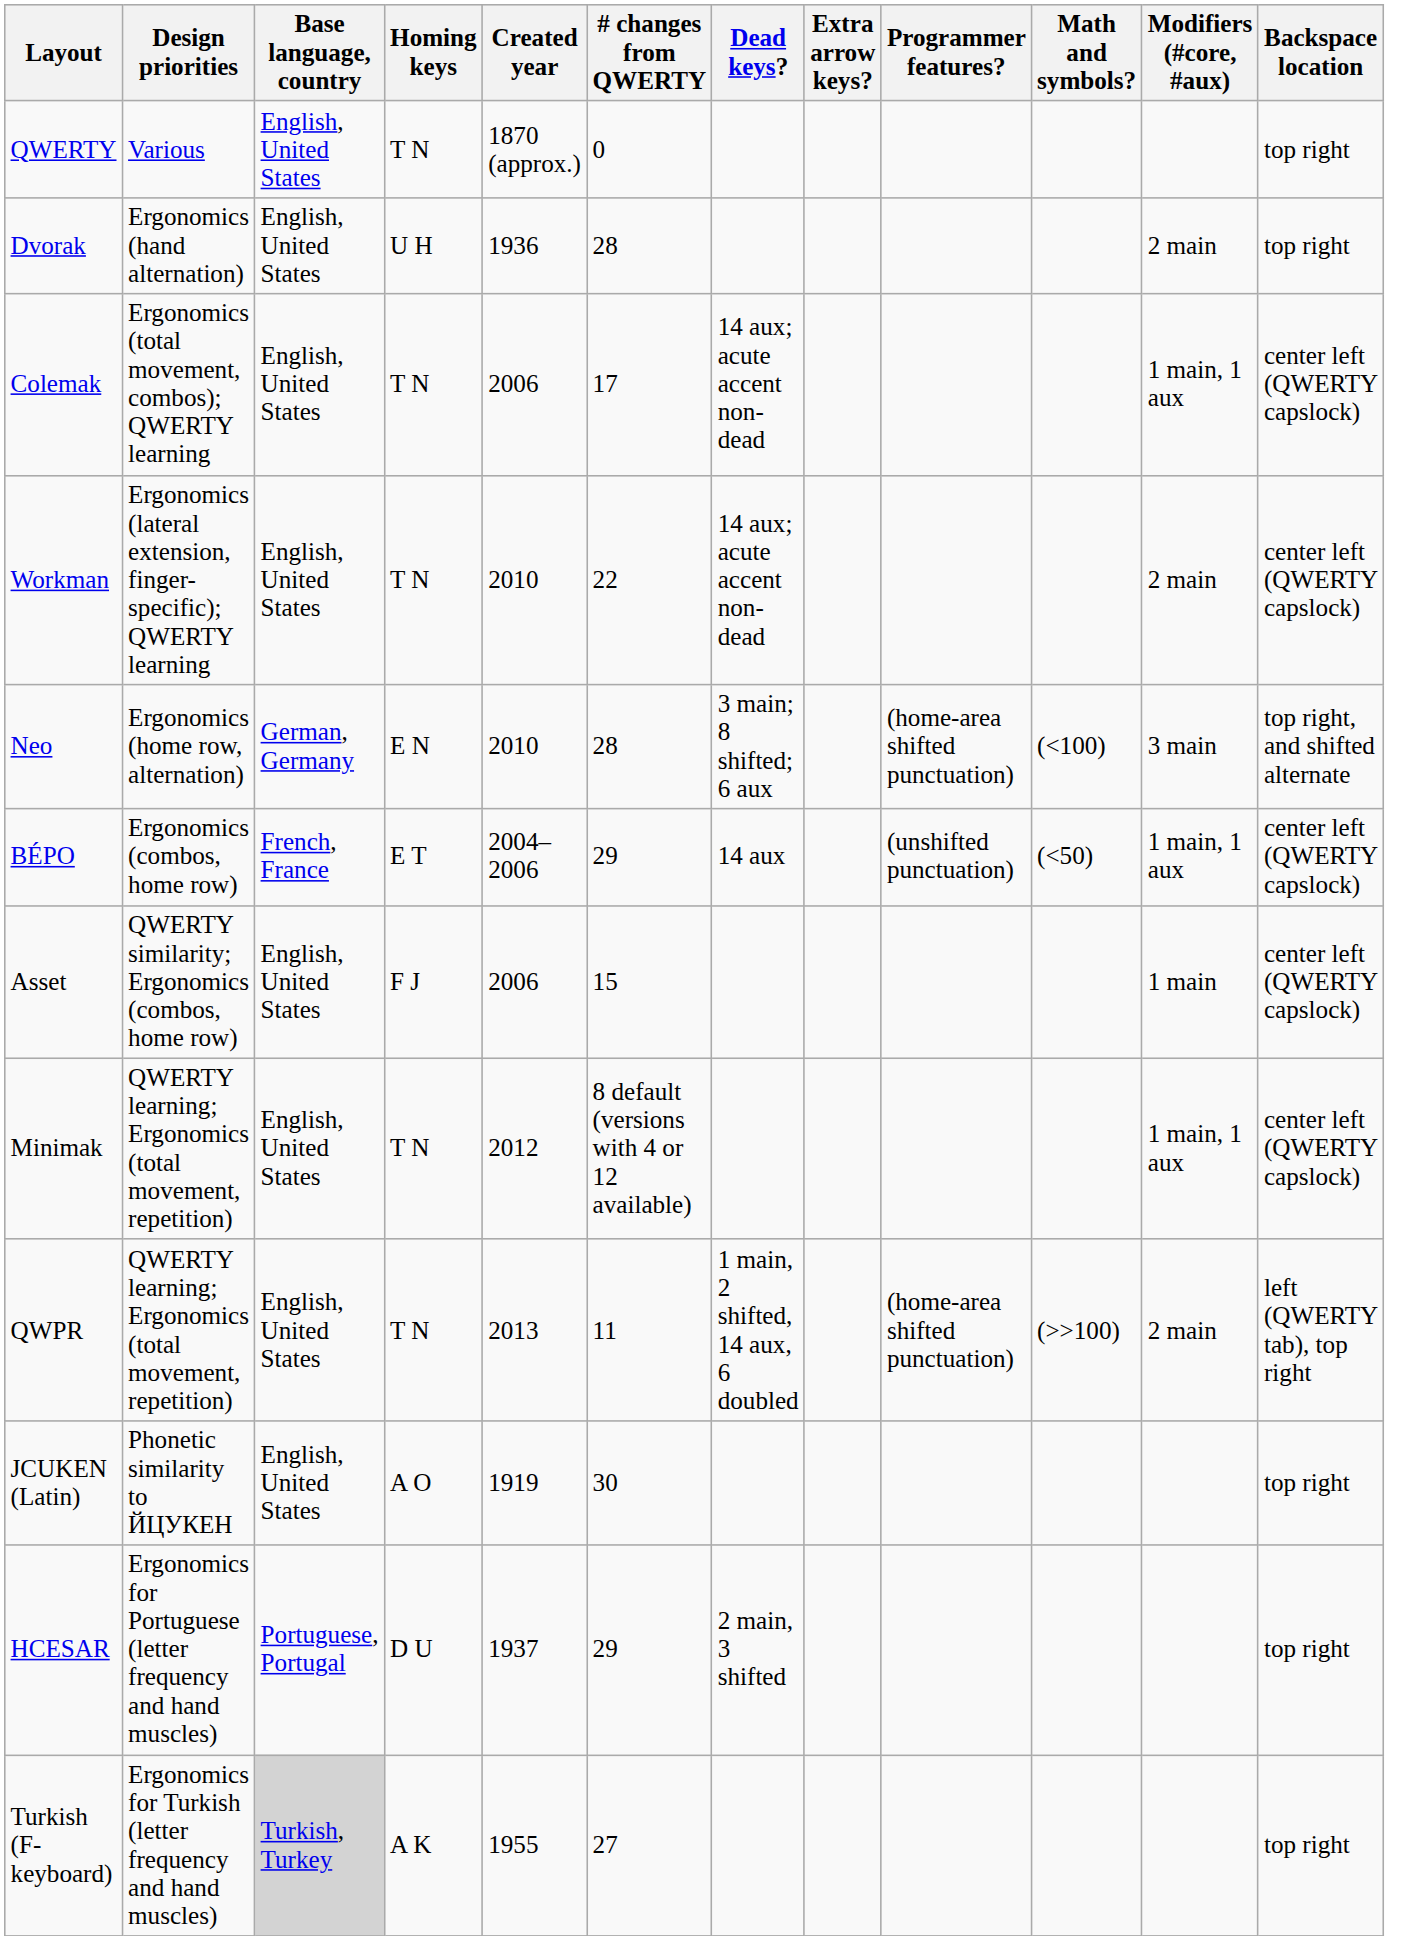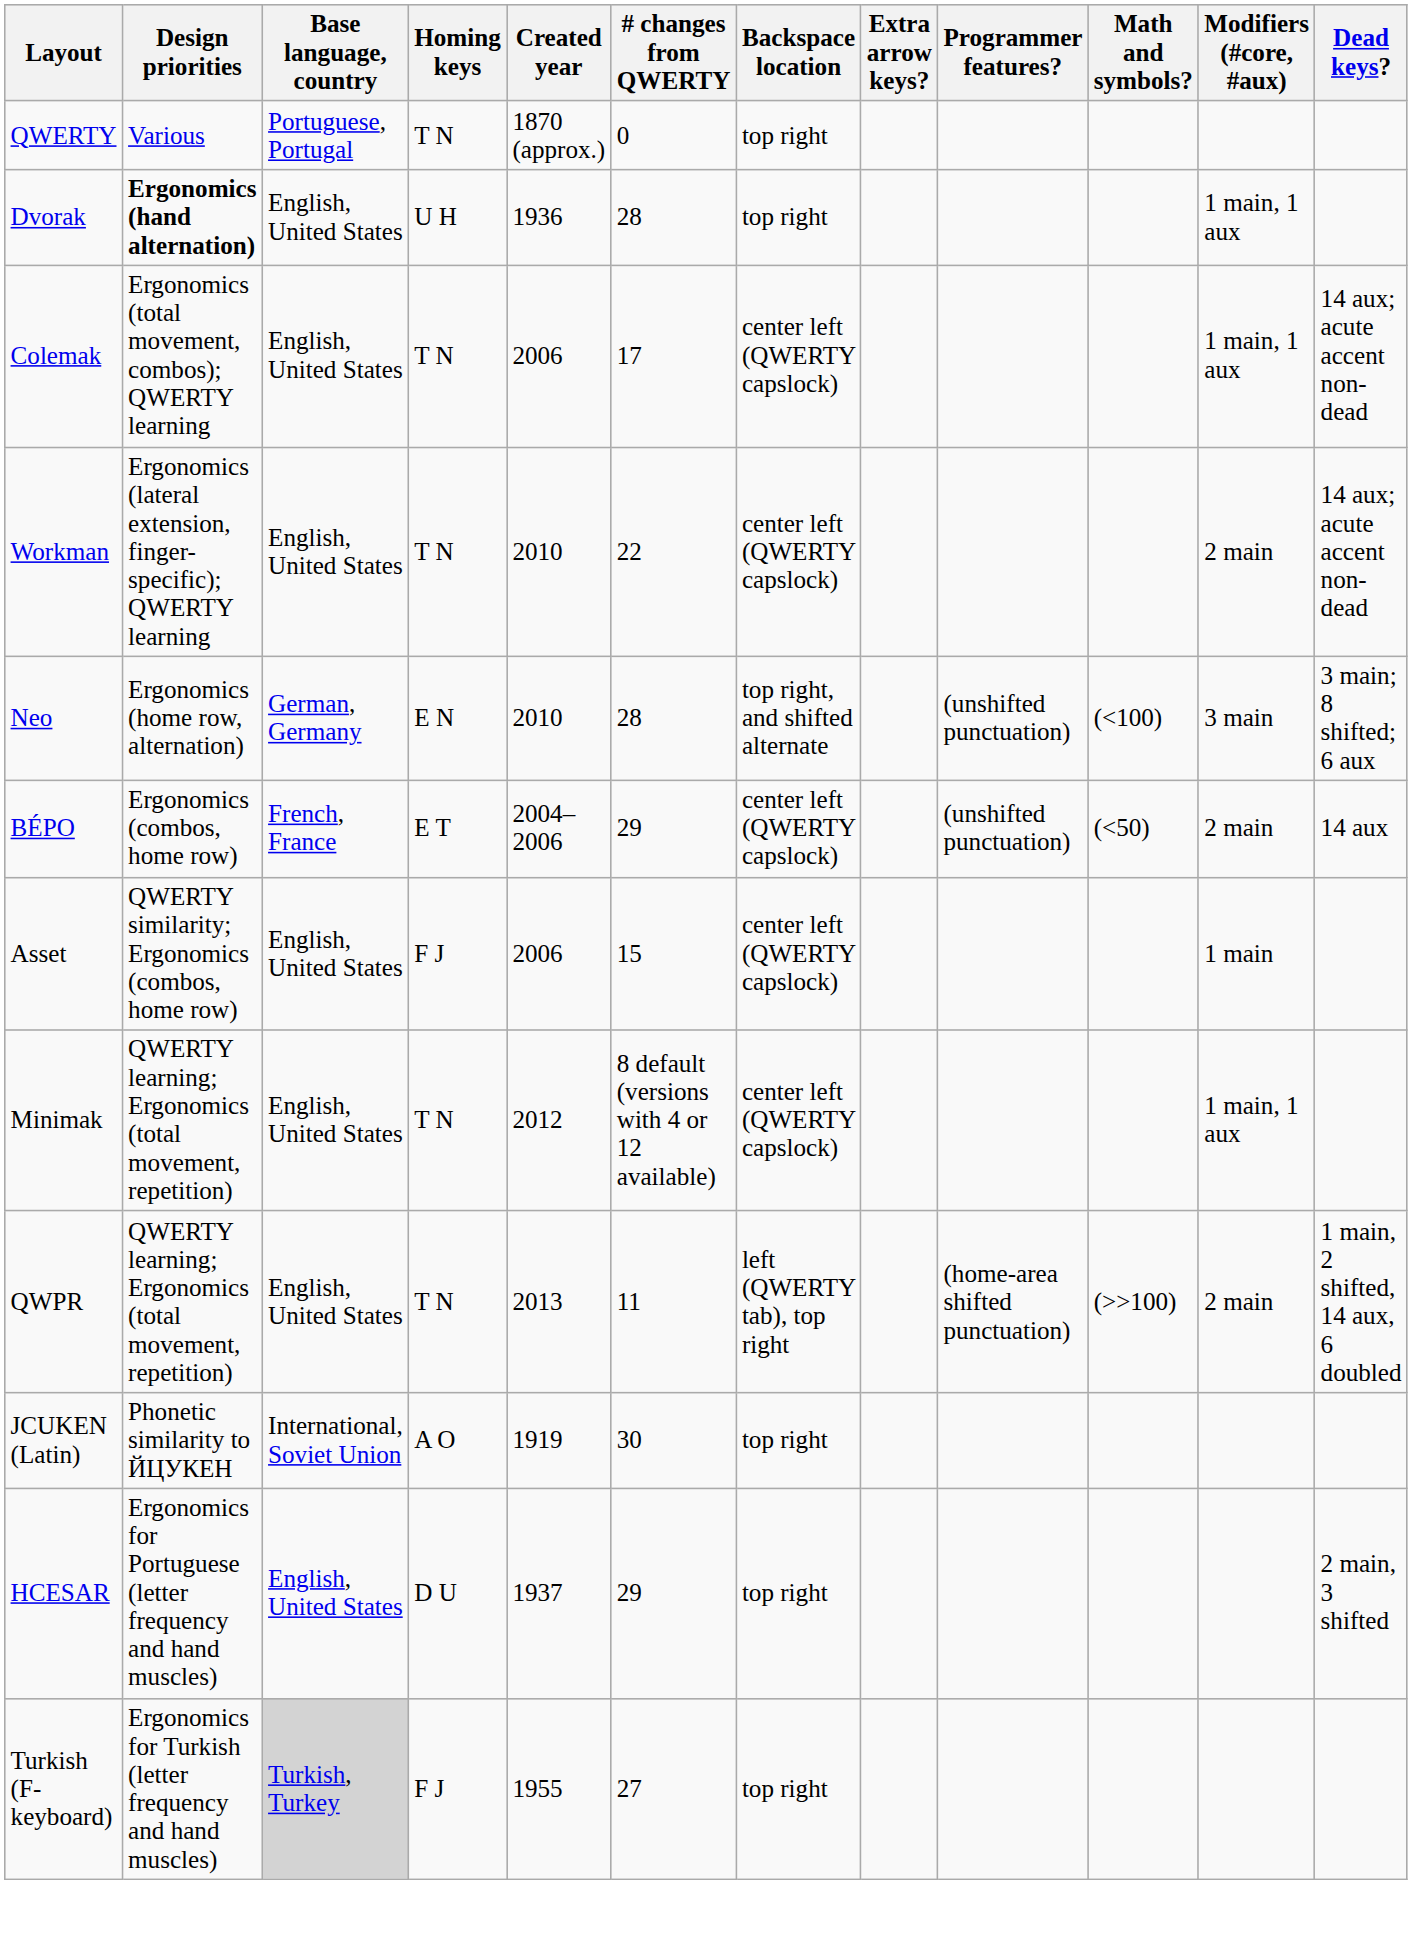columns swapped: (1321, 52) <-> (758, 52)
(302, 149) English, United States -> (327, 134) Portuguese, Portugal
(189, 245) normal -> (192, 217) bold
(1182, 245) 2 main -> (1251, 217) 1 main, 1 aux
(950, 746) (home-area shifted punctuation) -> (1007, 718) (unshifted punctuation)
(1195, 856) 1 main, 1 aux -> (1239, 828) 2 main
(302, 1482) English, United States -> (335, 1440) International, Soviet Union
(320, 1649) Portuguese, Portugal -> (335, 1593) English, United States
(411, 1844) A K -> (429, 1788) F J
